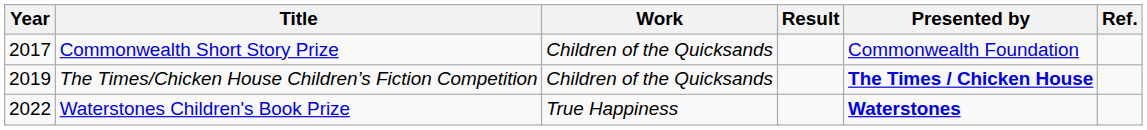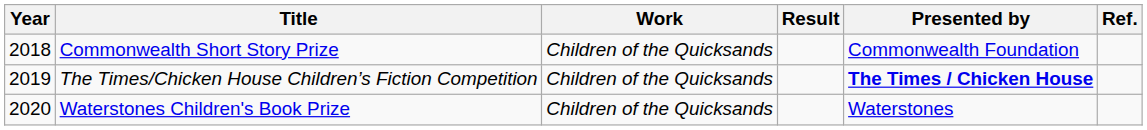(30, 49) 2017 -> (30, 49) 2018
(30, 109) 2022 -> (30, 109) 2020
(612, 109) True Happiness -> (660, 109) Children of the Quicksands
(904, 109) bold -> (901, 109) normal
